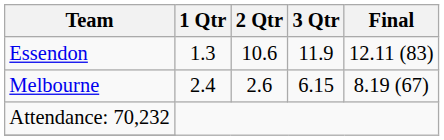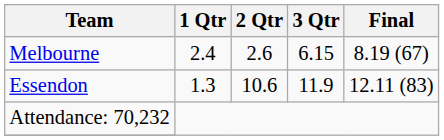rows swapped: (54, 85) <-> (49, 53)
